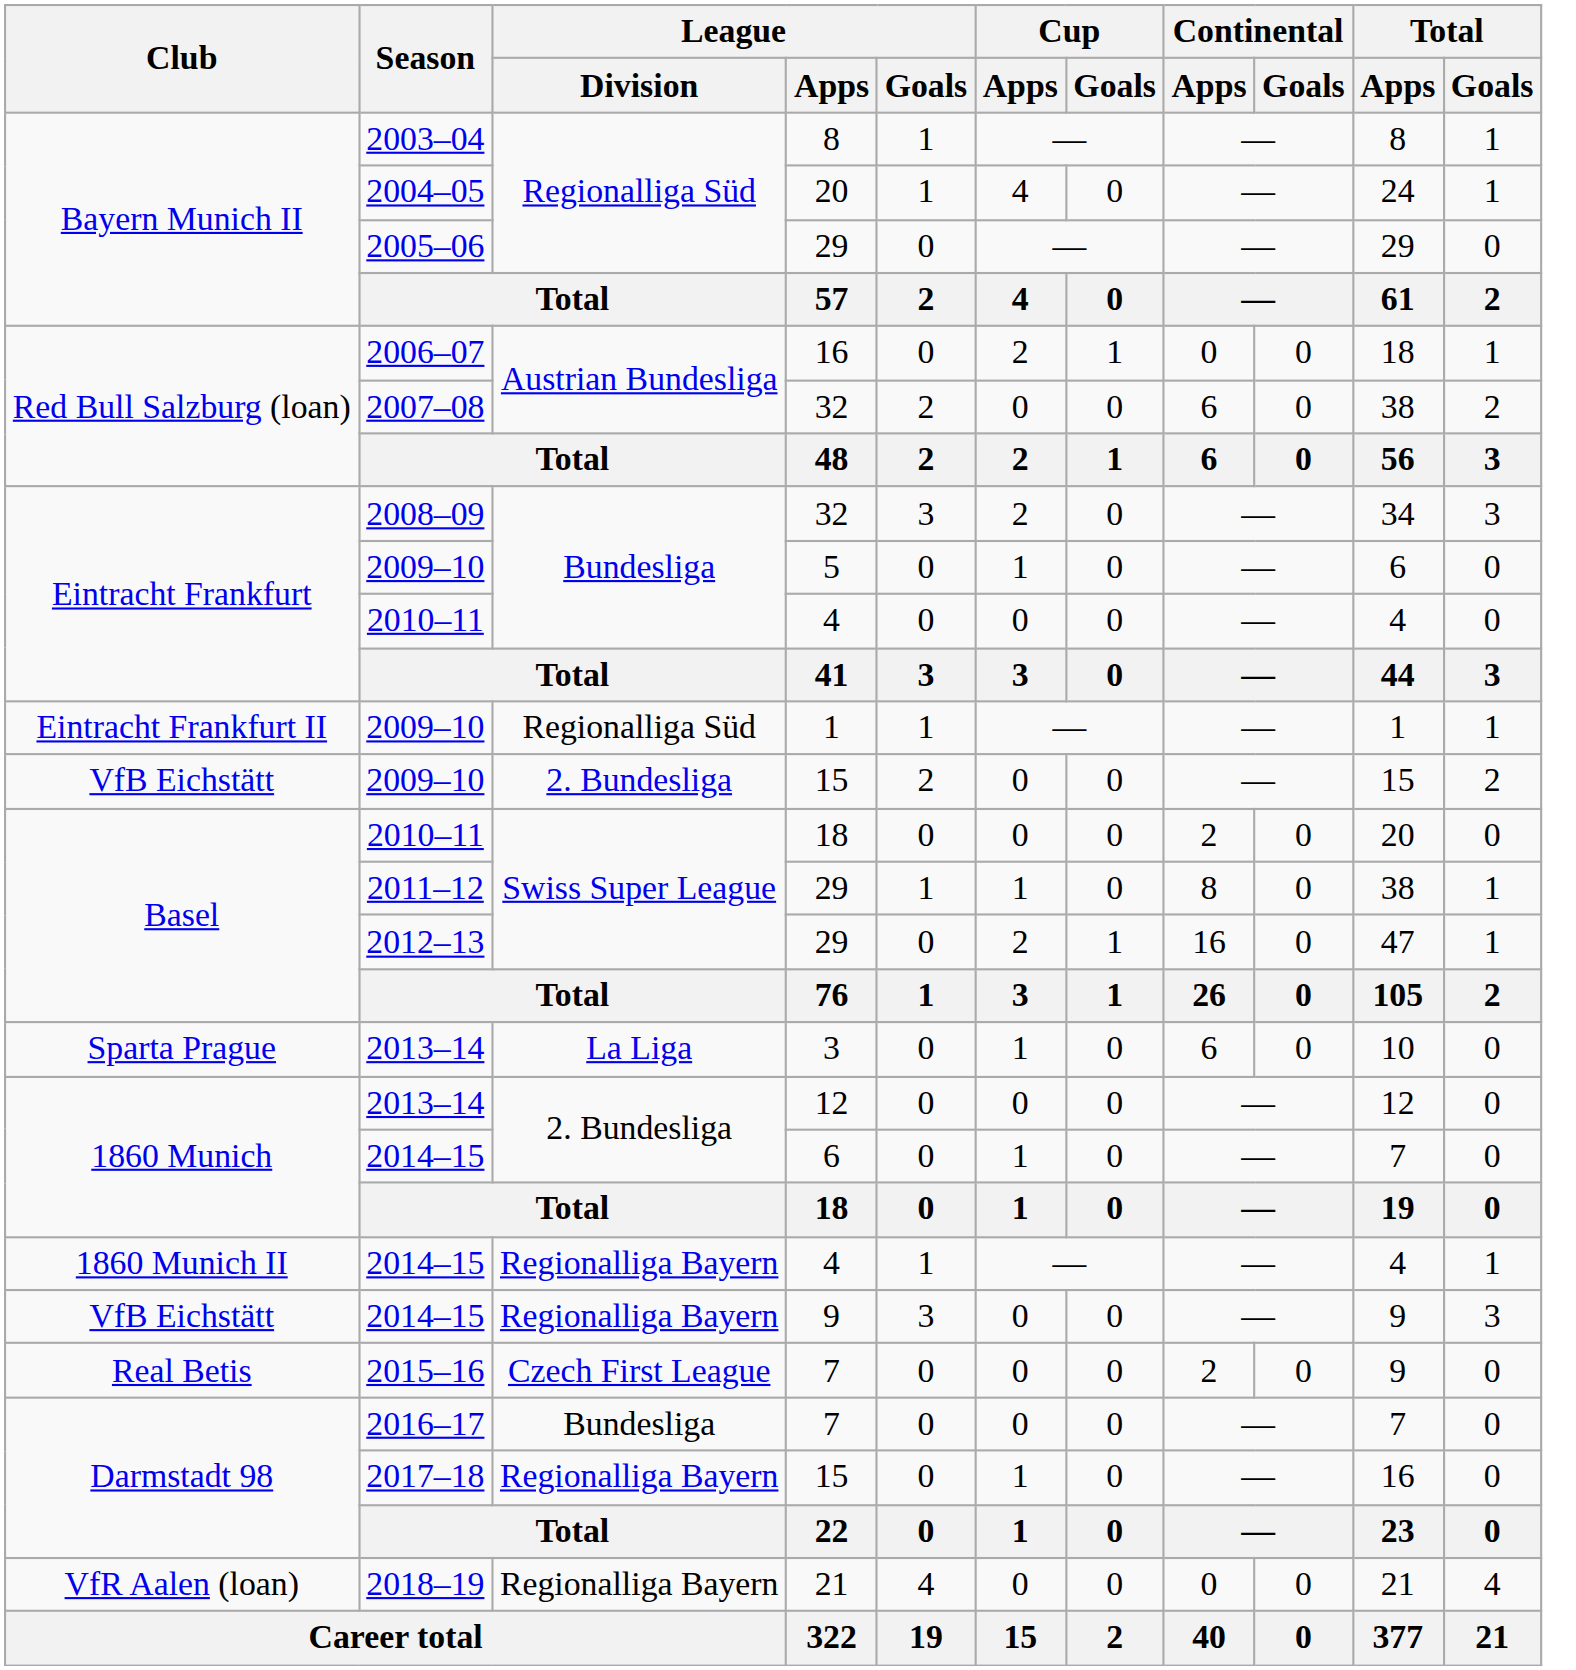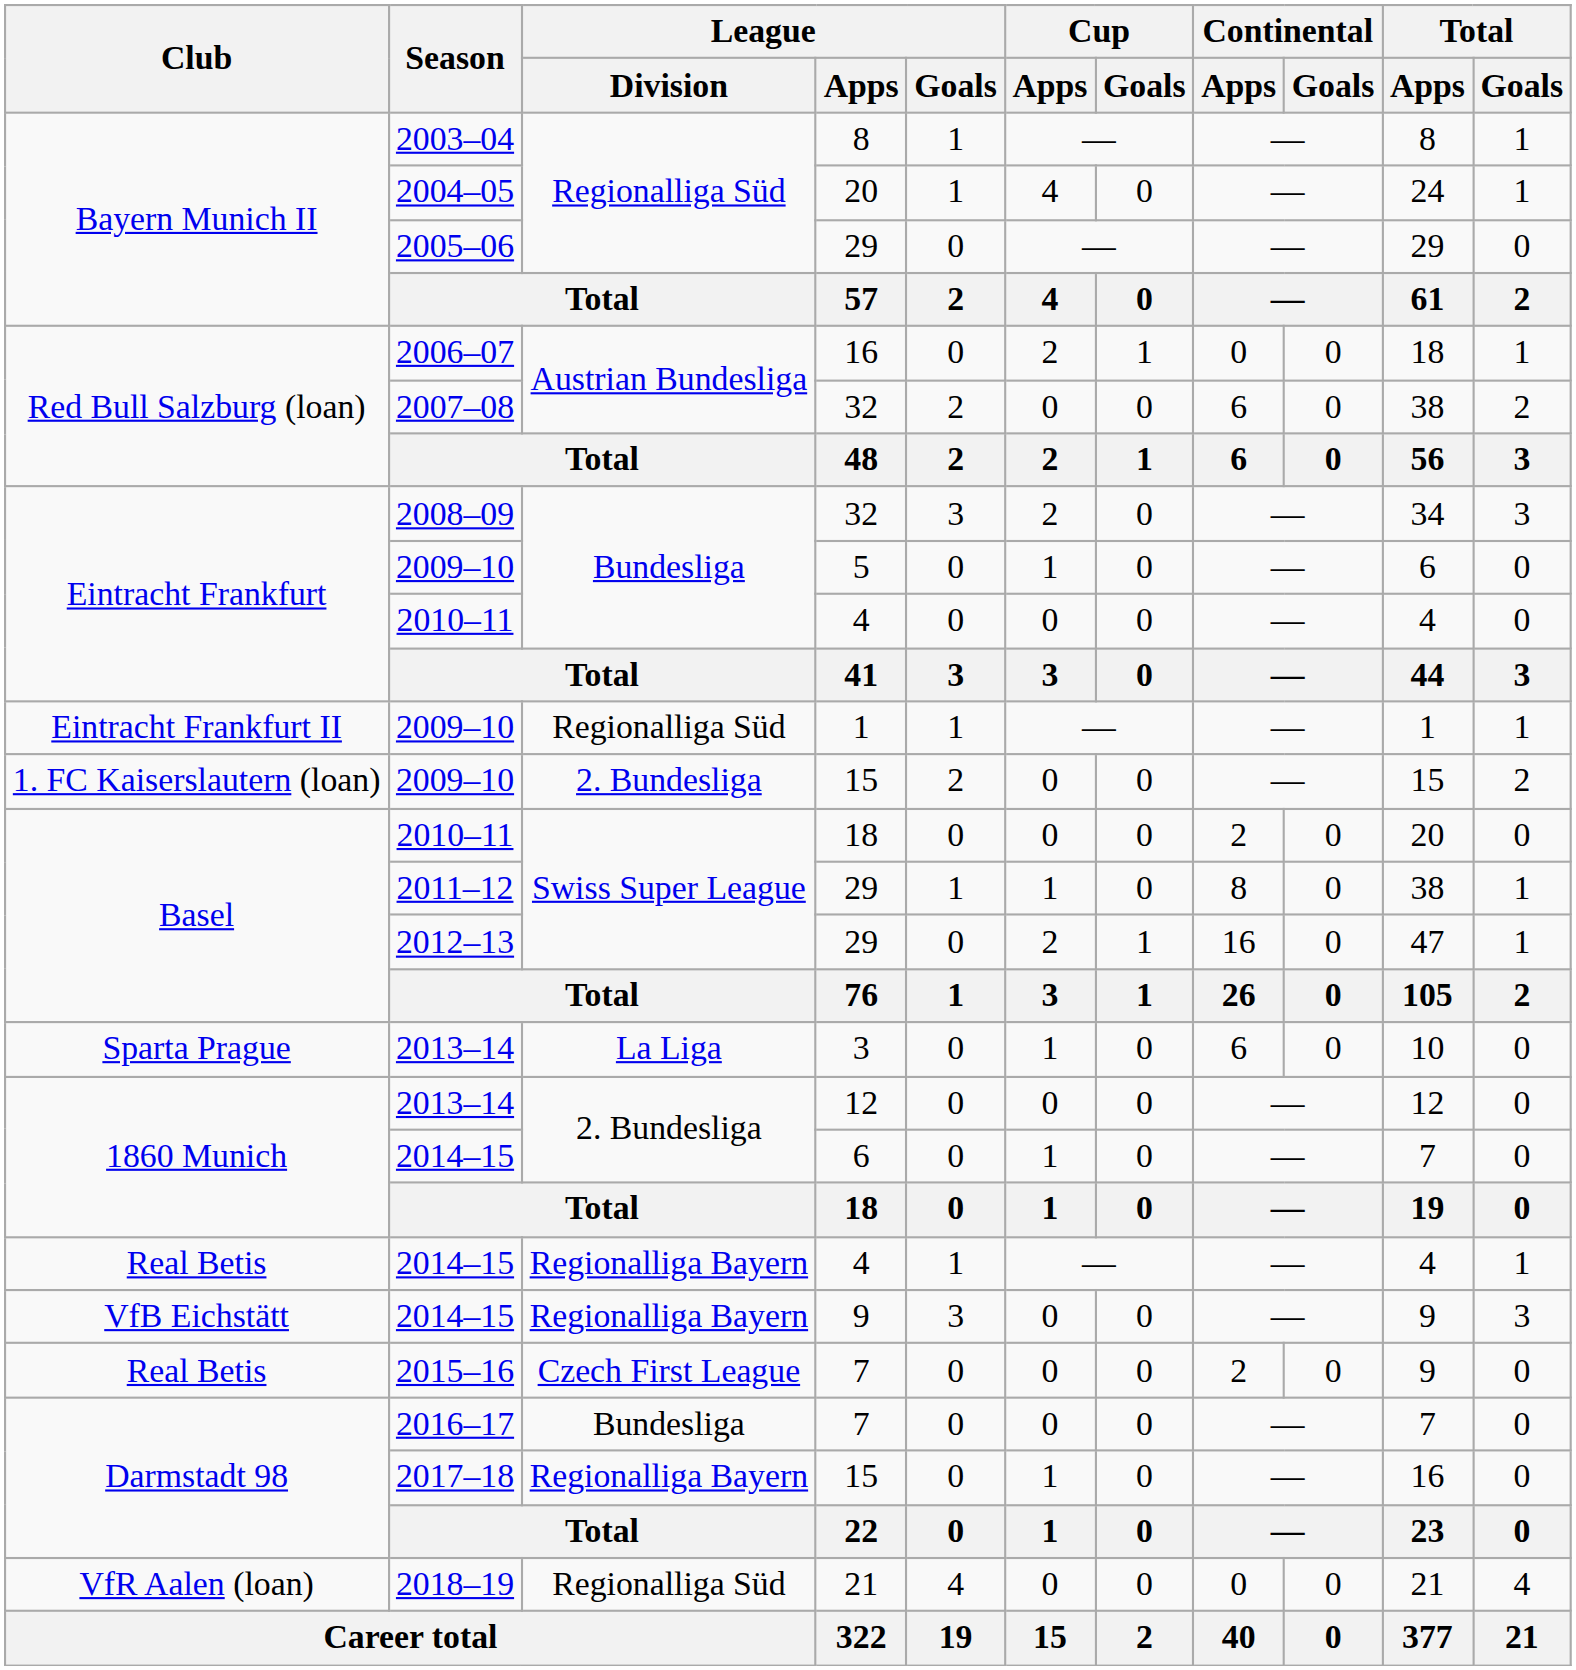(182, 780) VfB Eichstätt -> (197, 780) 1. FC Kaiserslautern (loan)
(182, 1262) 1860 Munich II -> (197, 1262) Real Betis
(639, 1583) Regionalliga Bayern -> (669, 1583) Regionalliga Süd
